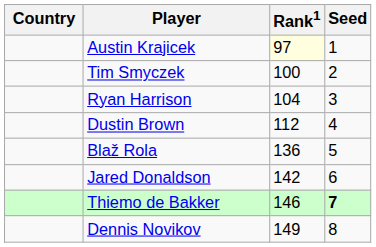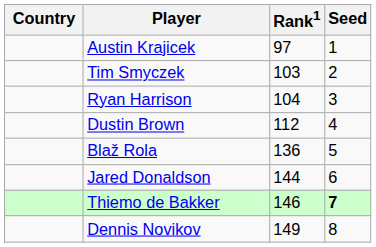(282, 47) lightyellow background -> (282, 47) no background
(287, 73) 100 -> (287, 73) 103
(287, 177) 142 -> (287, 177) 144
